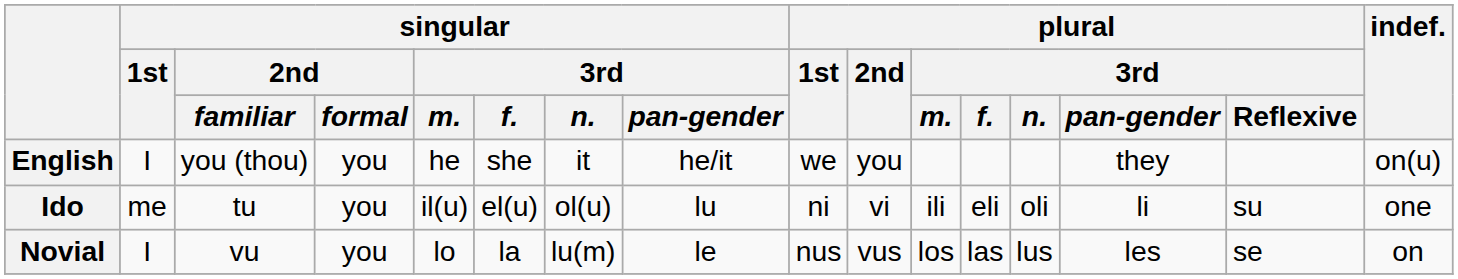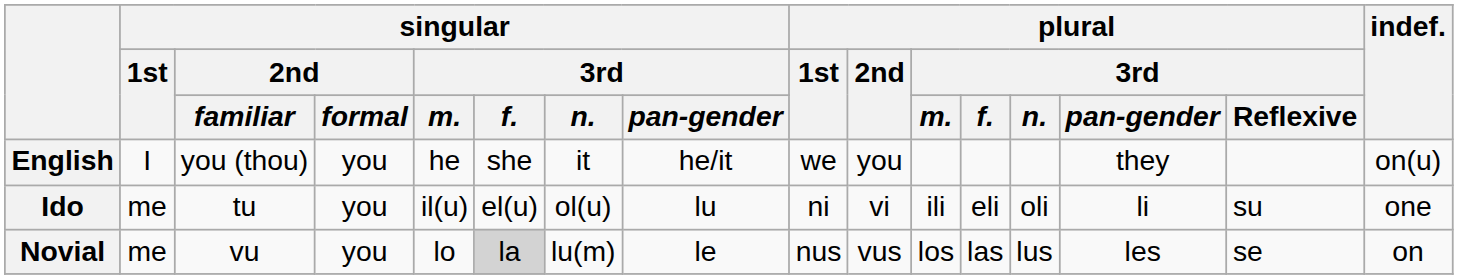(147, 251) I -> (147, 251) me
(510, 251) no background -> (510, 251) lightgrey background
